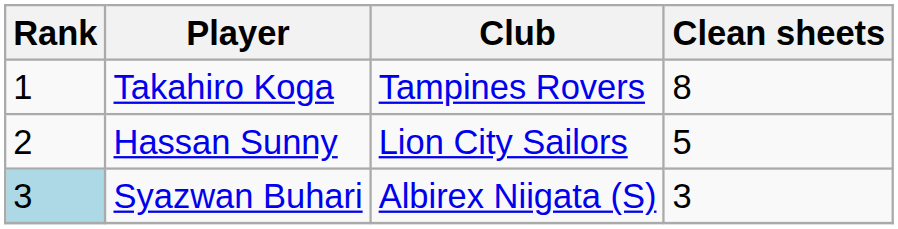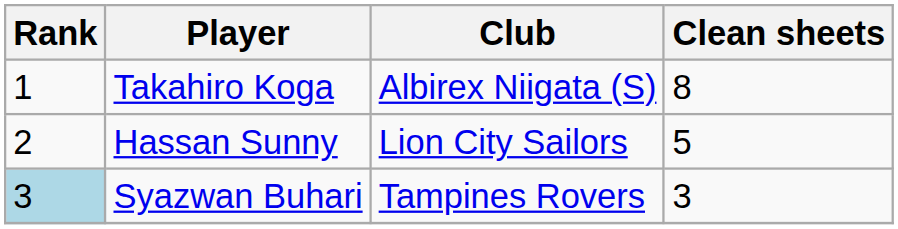(512, 87) Tampines Rovers -> (518, 87) Albirex Niigata (S)
(518, 196) Albirex Niigata (S) -> (512, 196) Tampines Rovers
